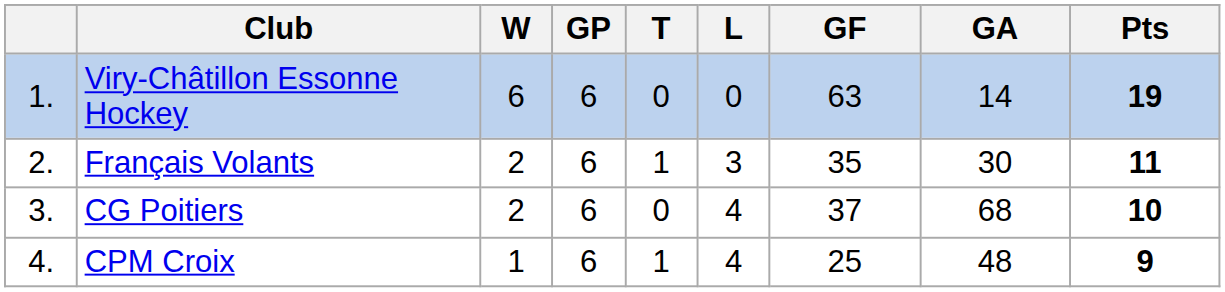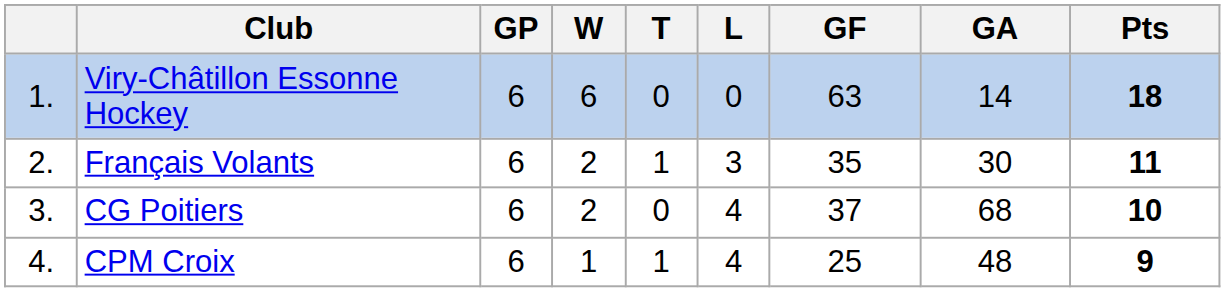columns swapped: (589, 29) <-> (516, 29)
(1145, 95) 19 -> (1145, 95) 18
